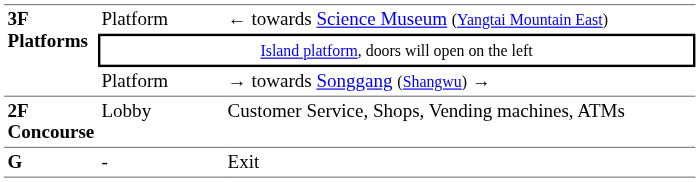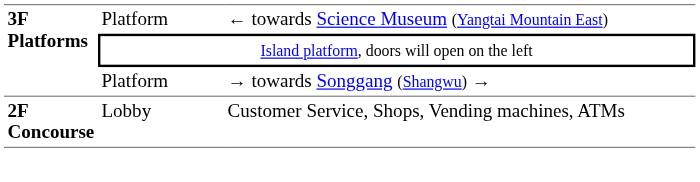- row: (105, 162)
